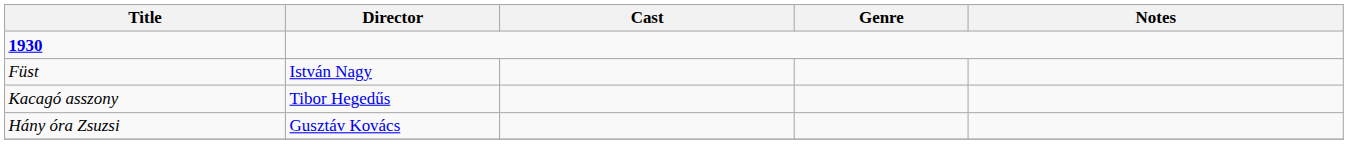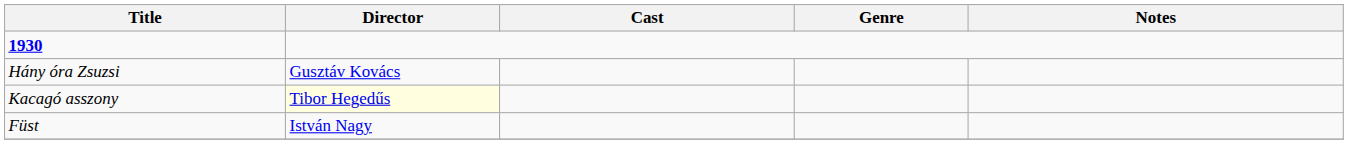rows swapped: (24, 71) <-> (64, 125)
(340, 98) no background -> (340, 98) lightyellow background
